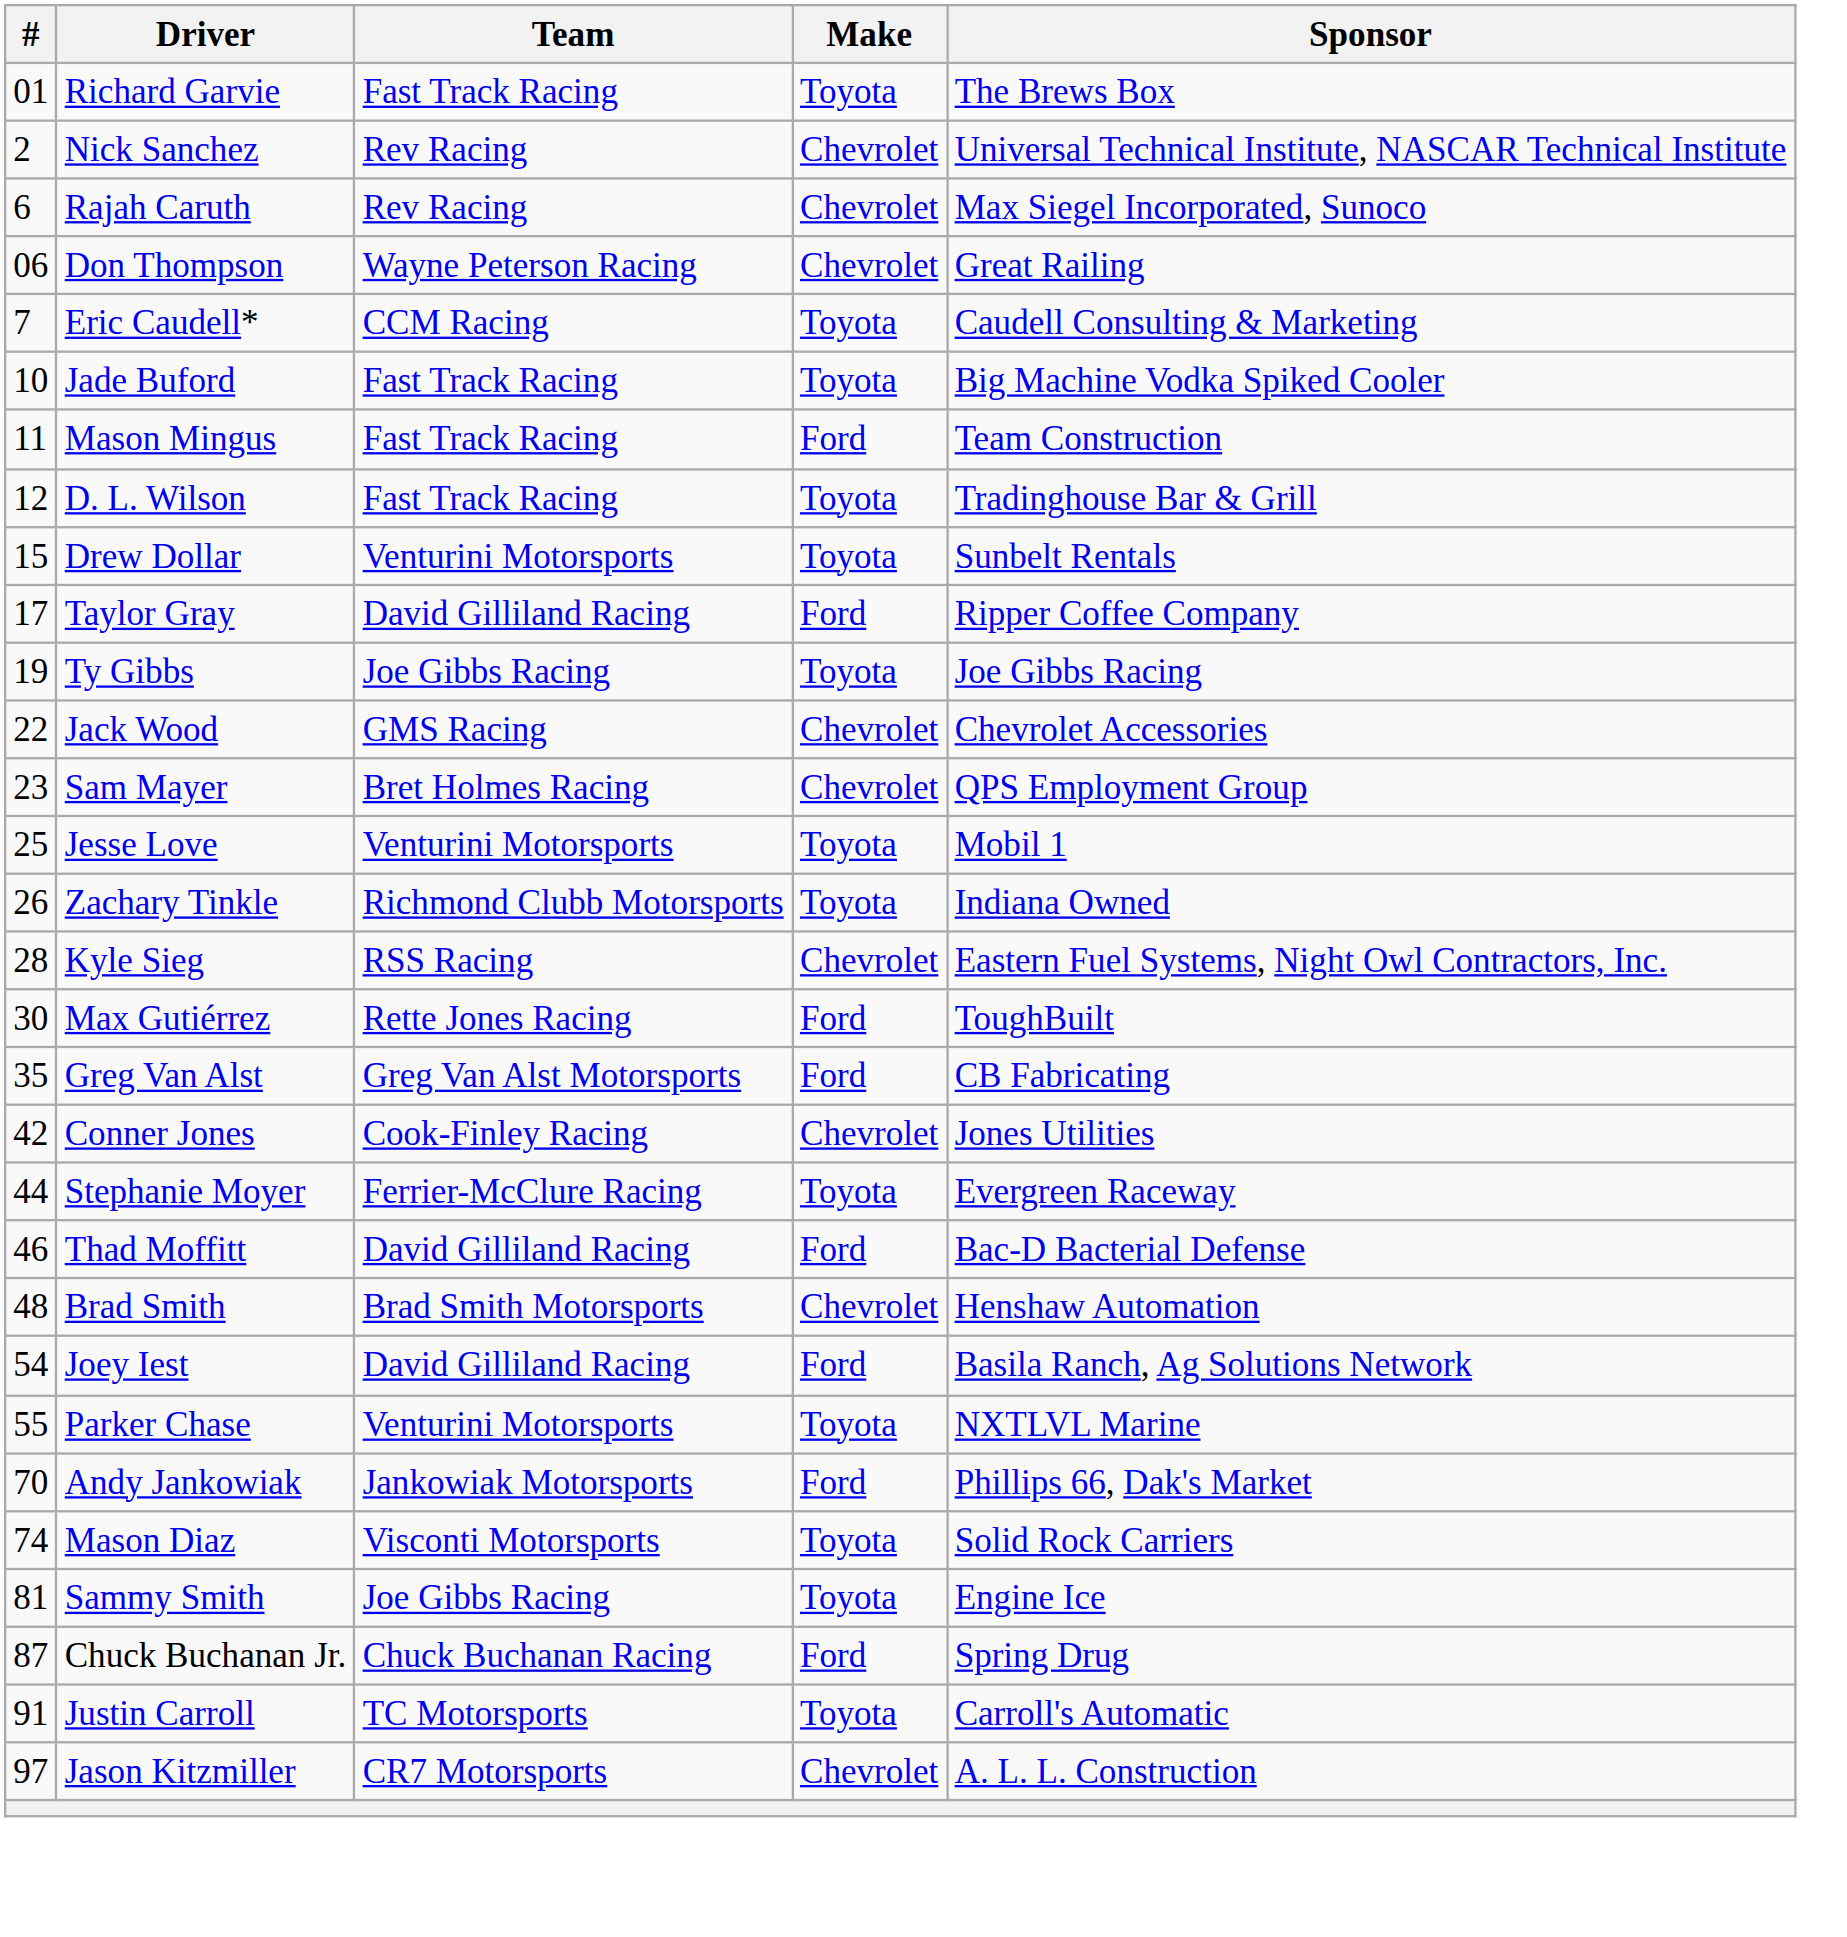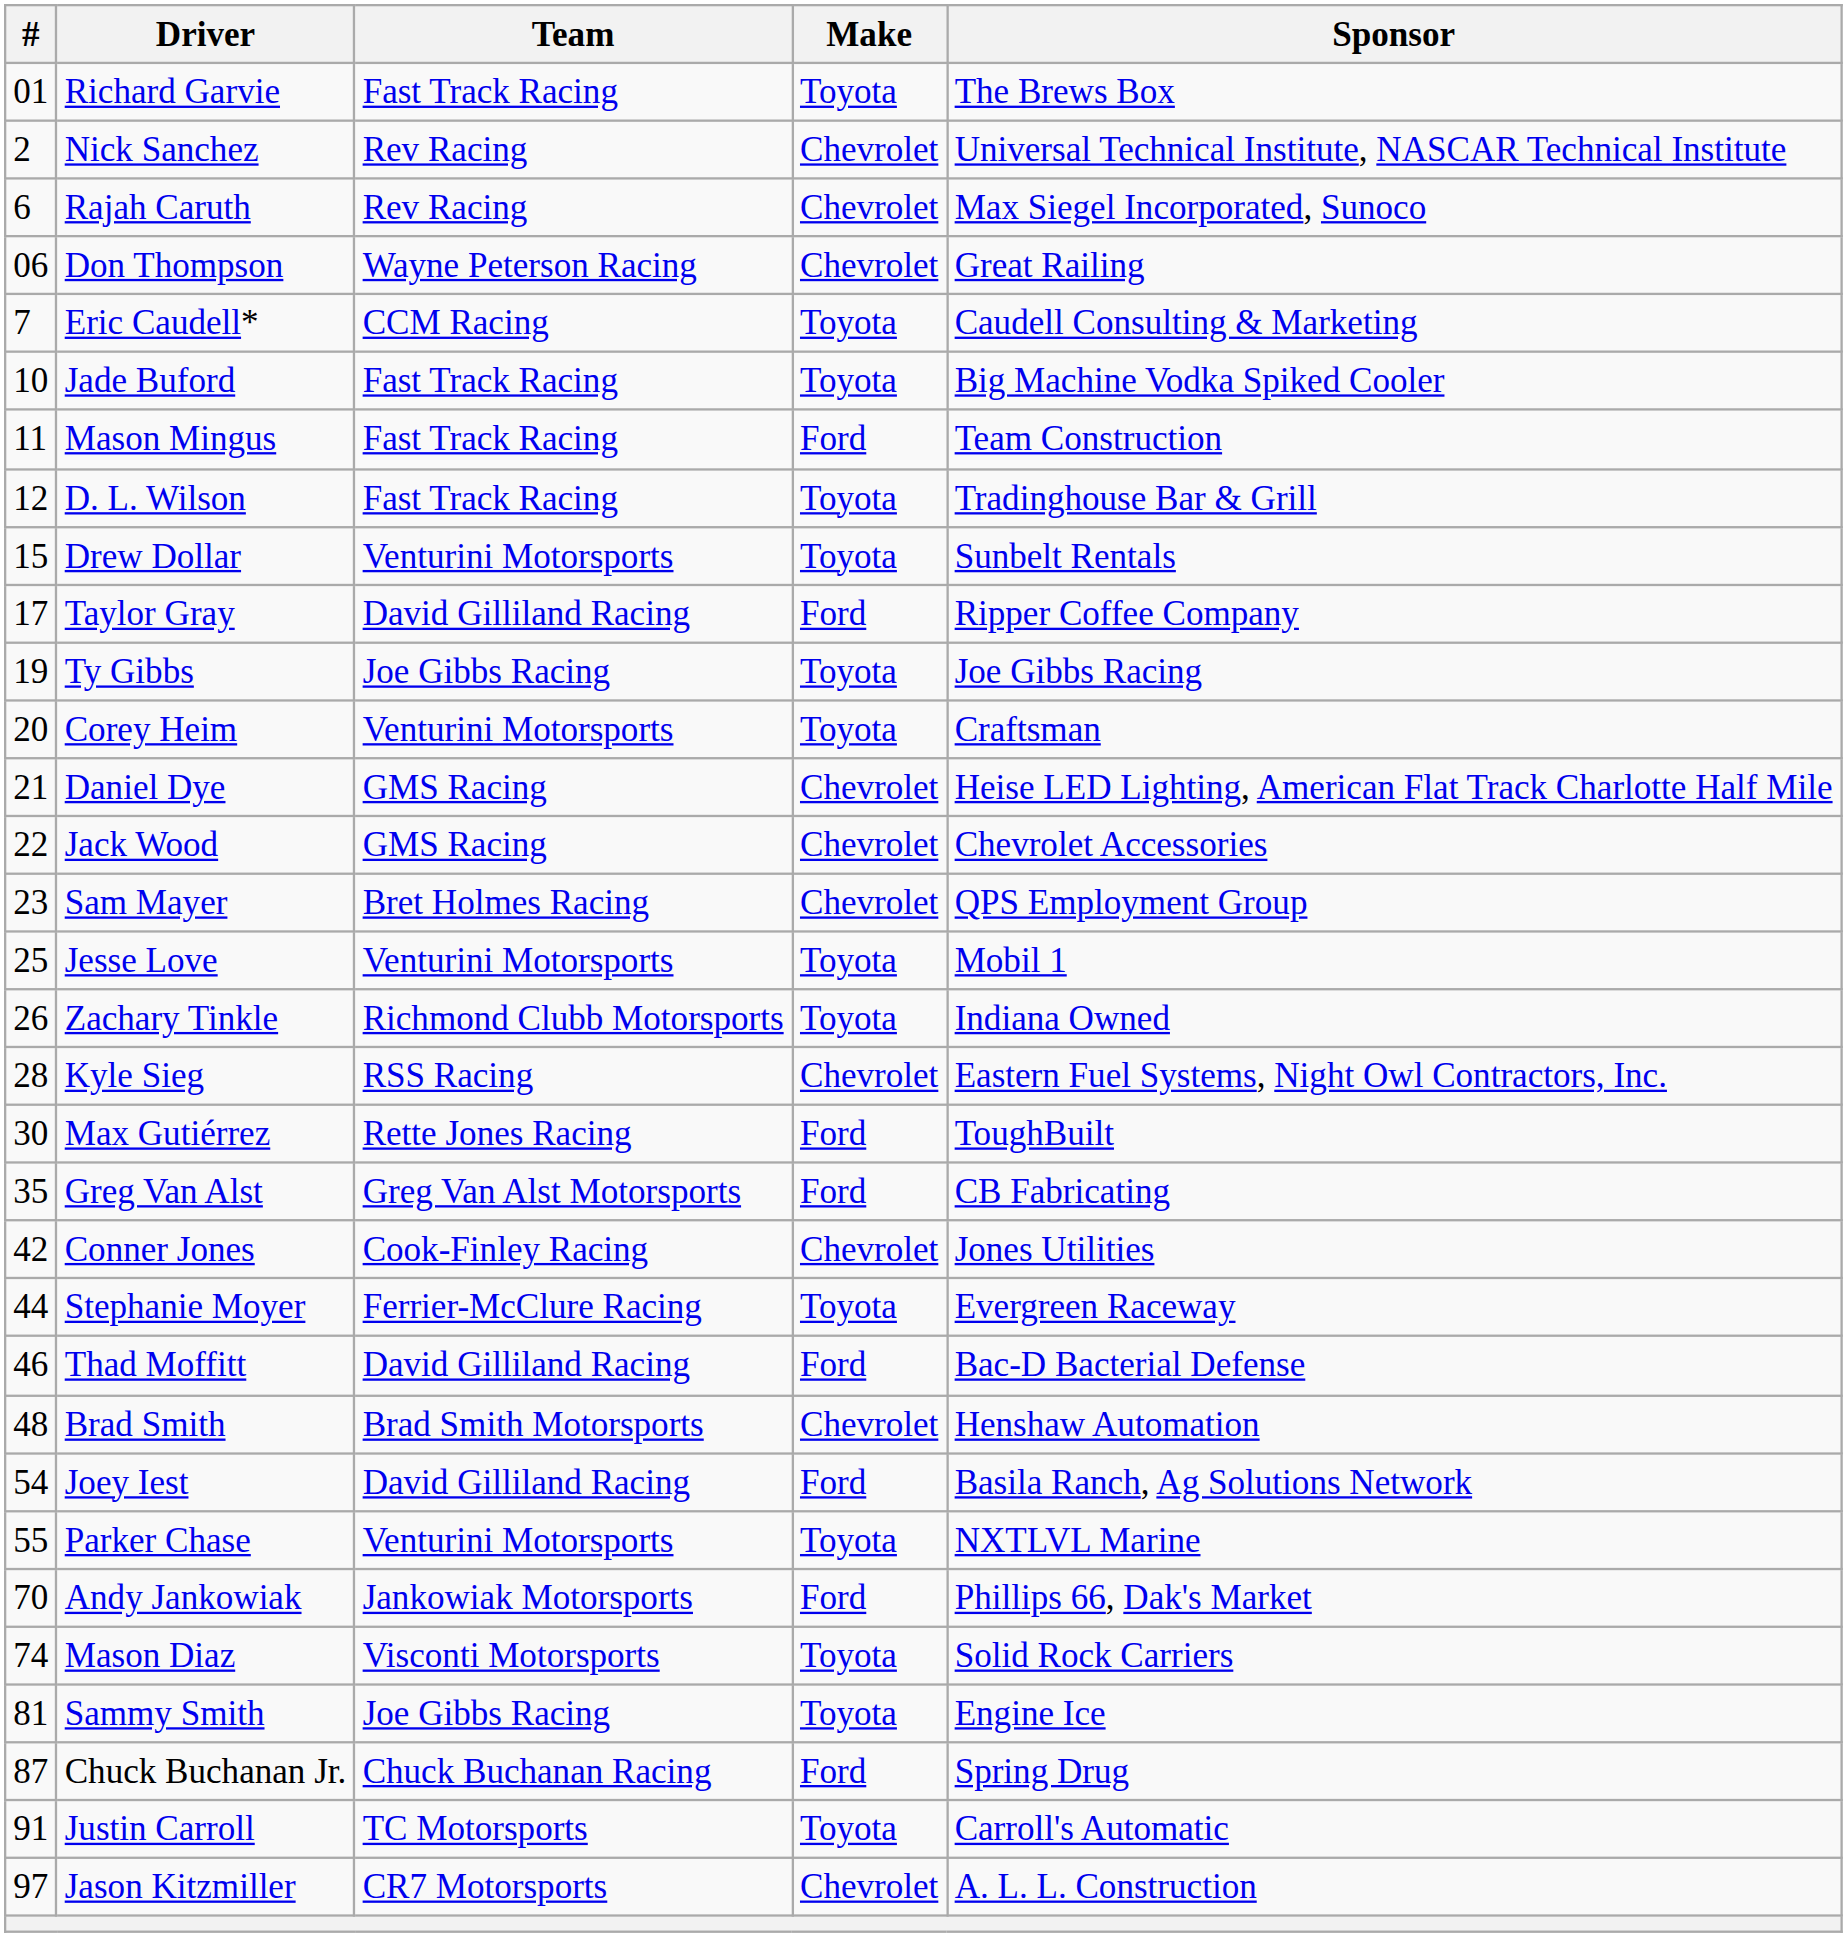+ row: (151, 728)
+ row: (145, 786)
